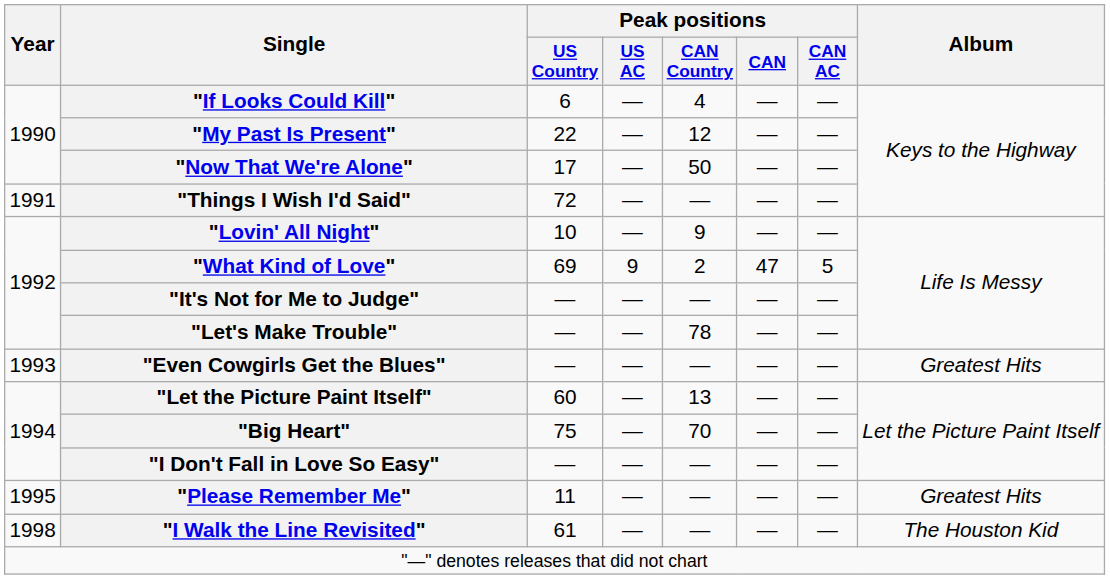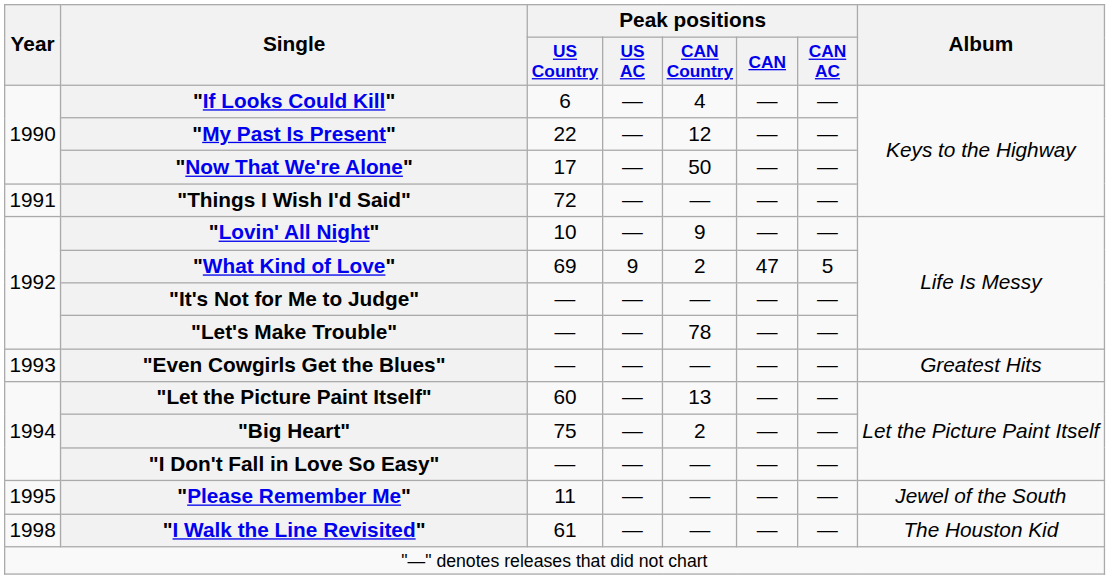(700, 431) 70 -> (700, 431) 2
(981, 497) Greatest Hits -> (981, 497) Jewel of the South
